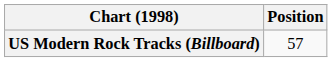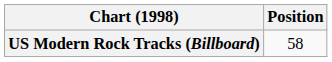(295, 43) 57 -> (295, 43) 58
